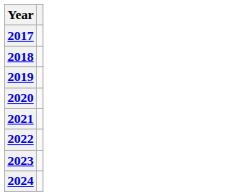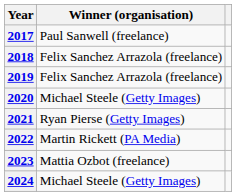+ column: (131, 14)
